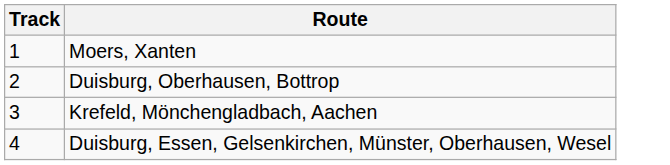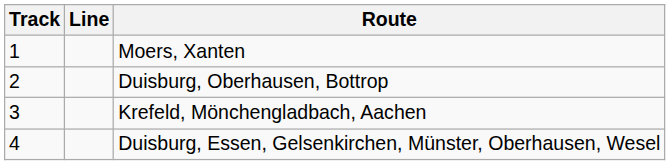+ column: (89, 19)
